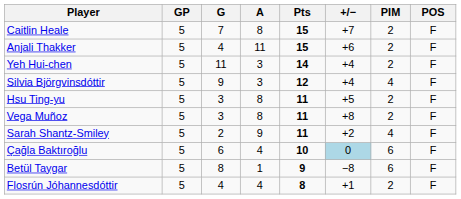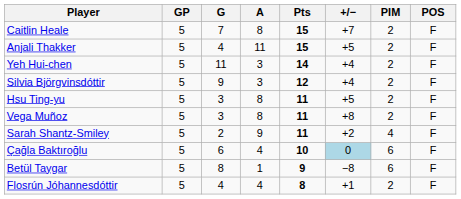(348, 47) +6 -> (348, 47) +5
(391, 82) 4 -> (391, 82) 2
